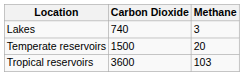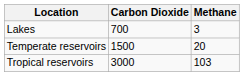(120, 29) 740 -> (120, 29) 700
(123, 63) 3600 -> (123, 63) 3000
